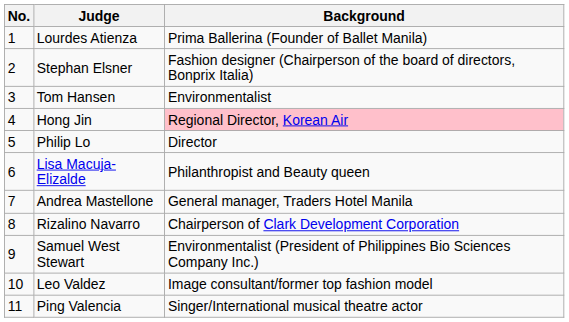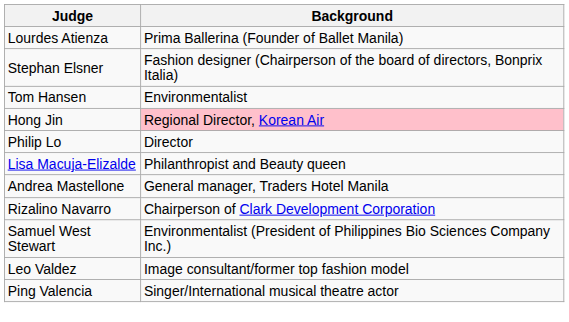- column: (19, 16)
